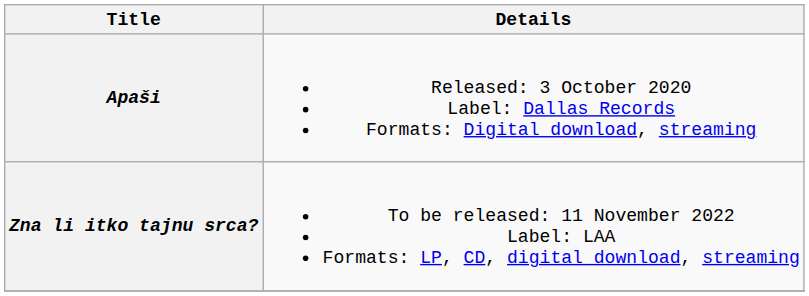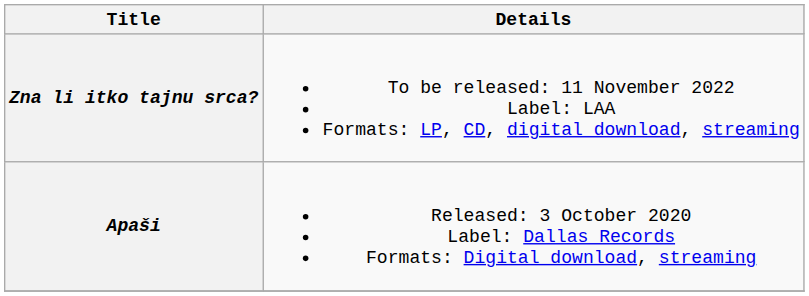rows swapped: (134, 98) <-> (134, 226)
